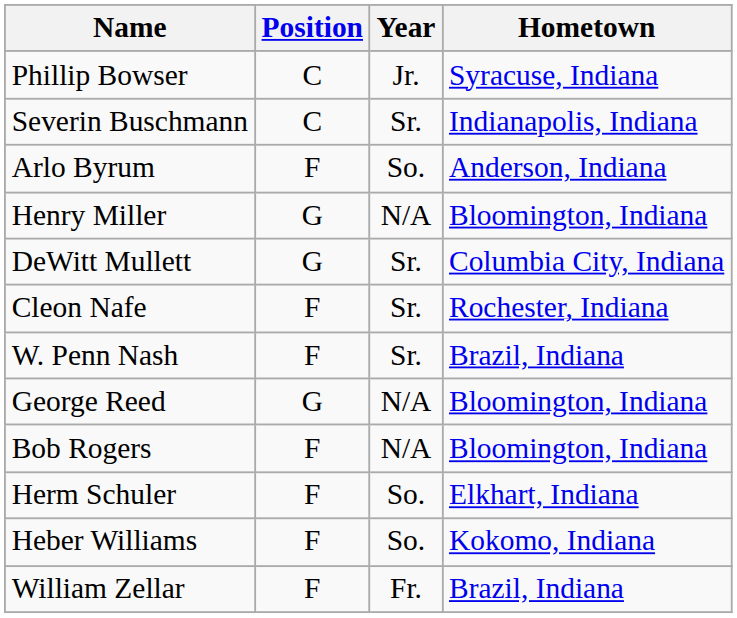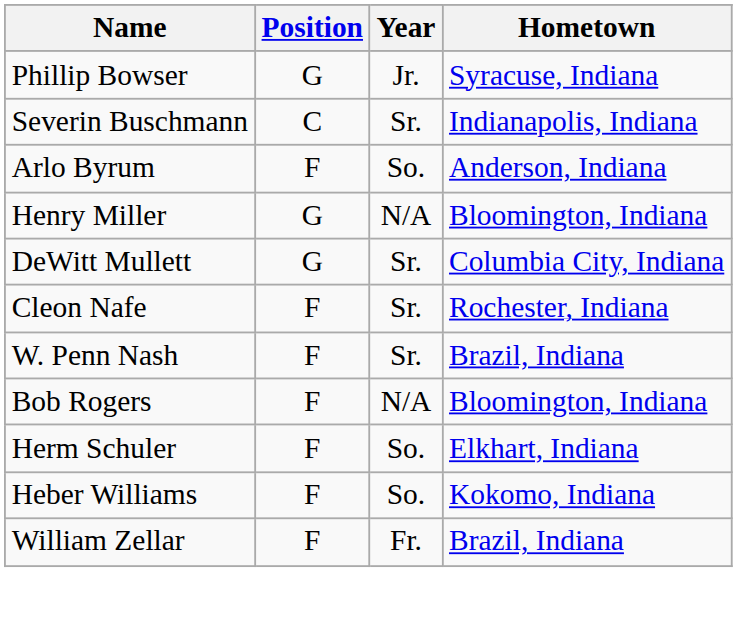(312, 74) C -> (312, 74) G
- row: (89, 401)
